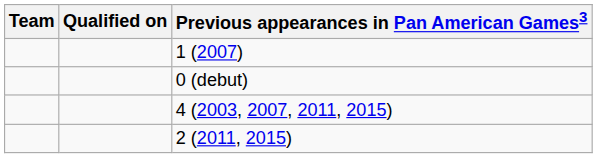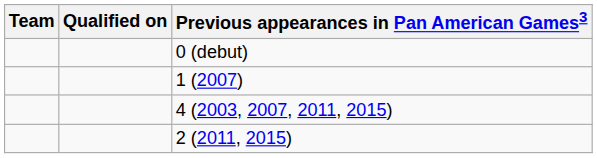rows swapped: (212, 81) <-> (209, 52)
